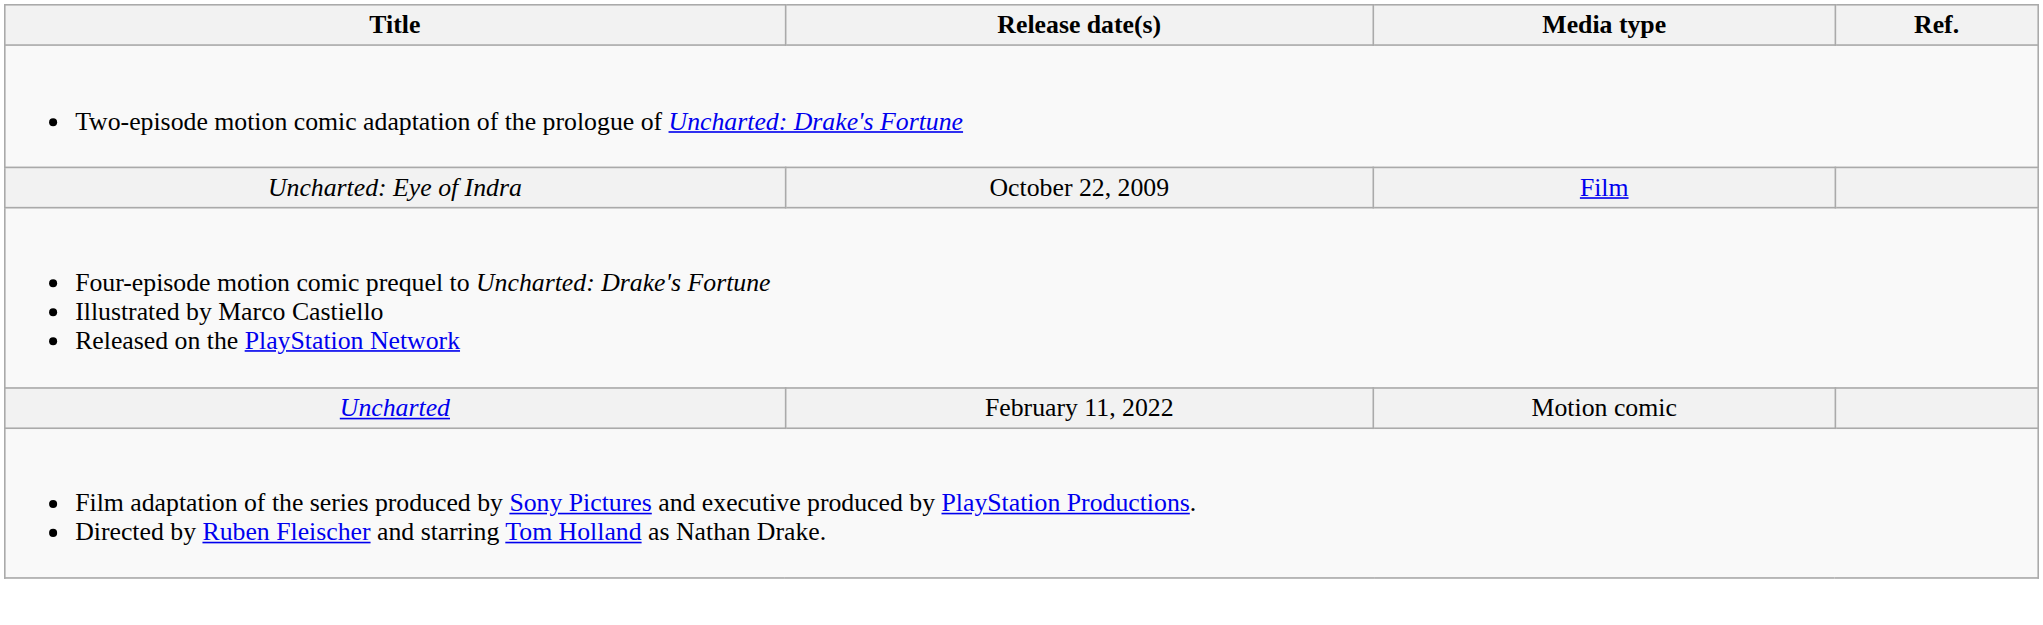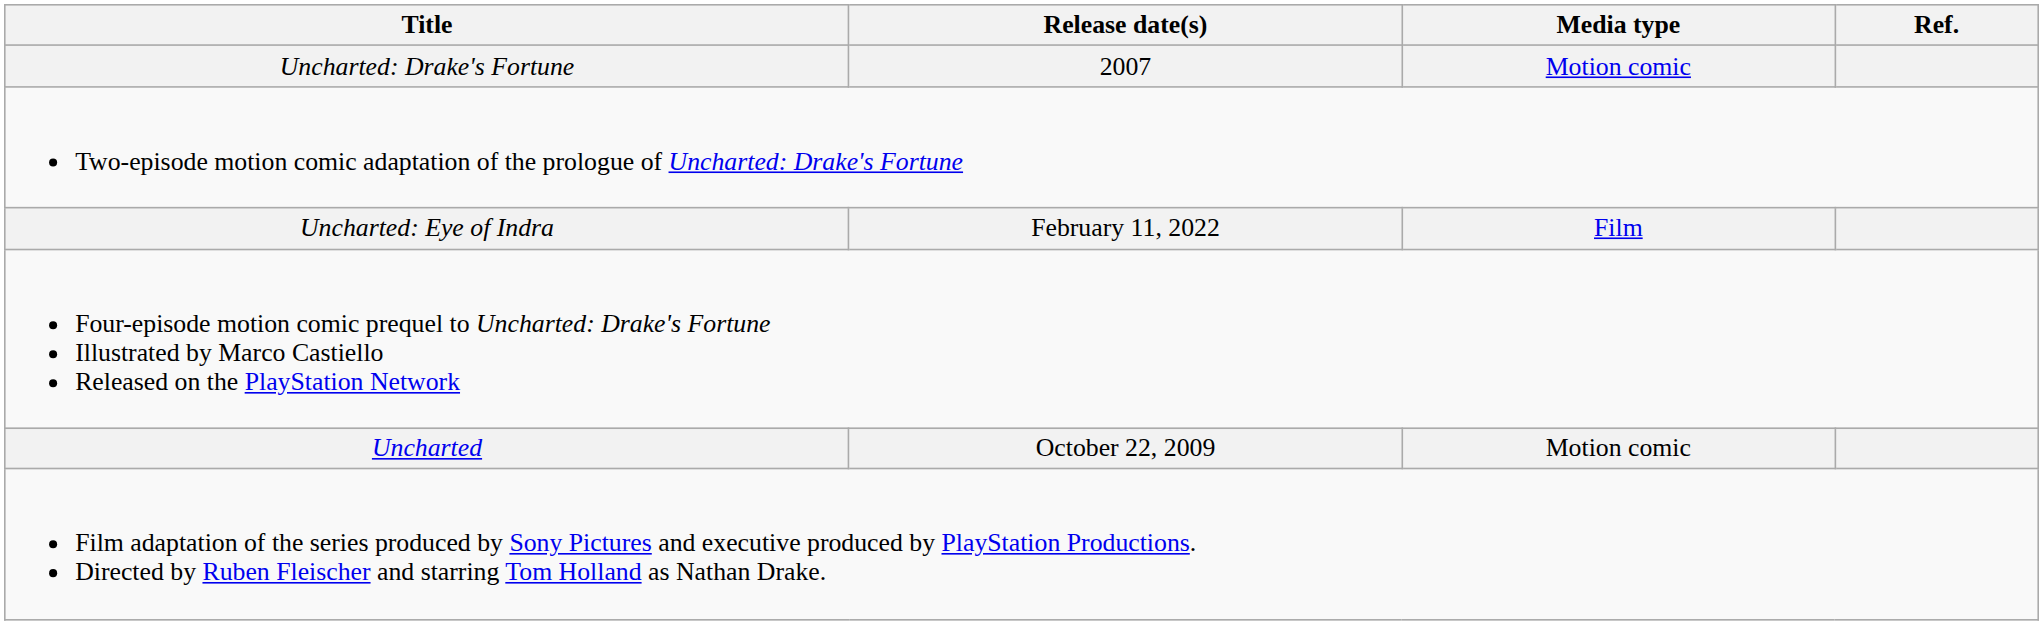+ row: (427, 65)
(1079, 187) October 22, 2009 -> (1125, 227) February 11, 2022
(1079, 407) February 11, 2022 -> (1125, 448) October 22, 2009
